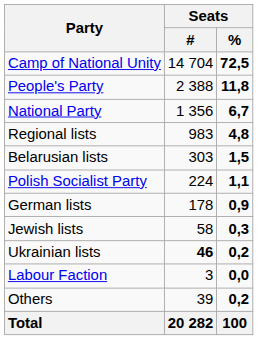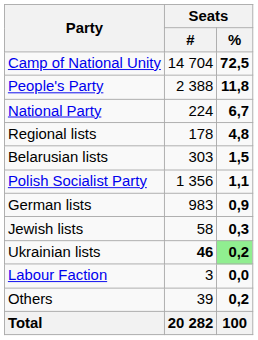(195, 110) 1 356 -> (201, 110) 224
(201, 134) 983 -> (201, 134) 178
(201, 181) 224 -> (195, 181) 1 356
(201, 205) 178 -> (201, 205) 983
(239, 252) no background -> (239, 252) lightgreen background
